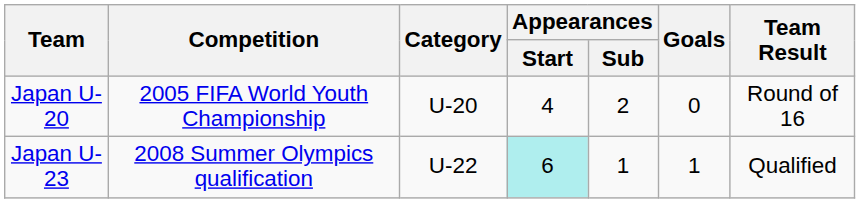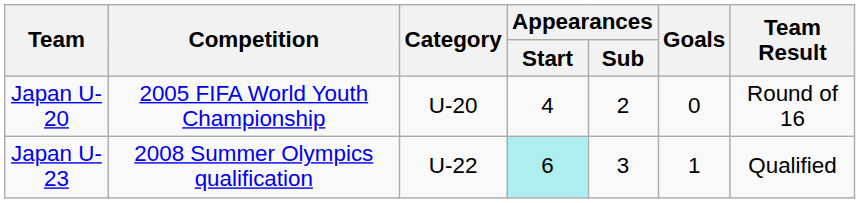(623, 166) 1 -> (623, 166) 3
